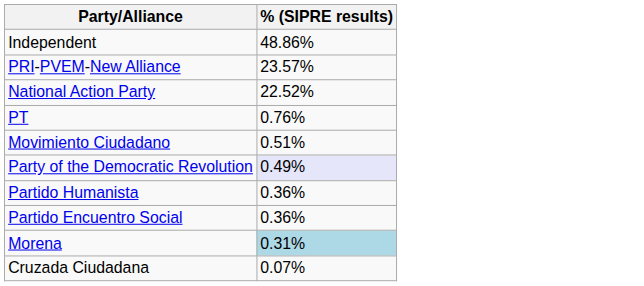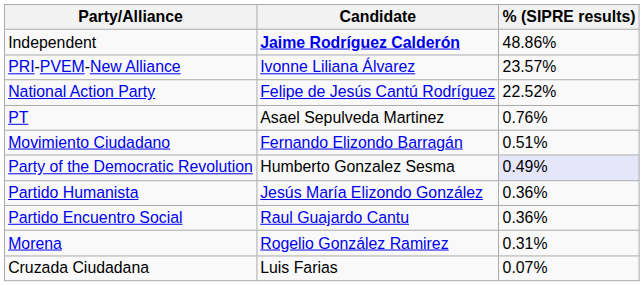+ column: (378, 17)
(283, 243) lightblue background -> (525, 243) no background
